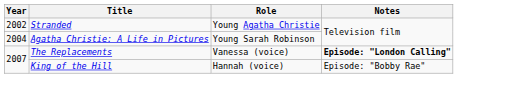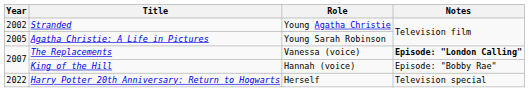(17, 39) 2004 -> (17, 39) 2005
+ row: (155, 80)
